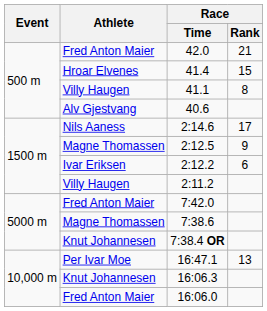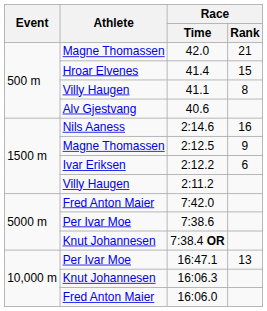(108, 52) Fred Anton Maier -> (114, 52) Magne Thomassen
(245, 128) 17 -> (245, 128) 16
(114, 222) Magne Thomassen -> (97, 222) Per Ivar Moe
